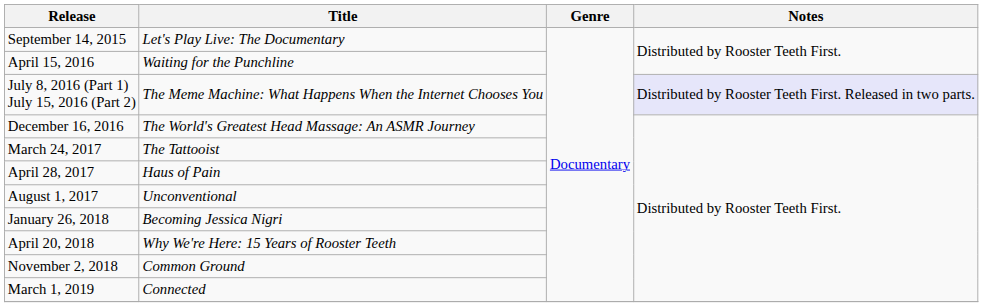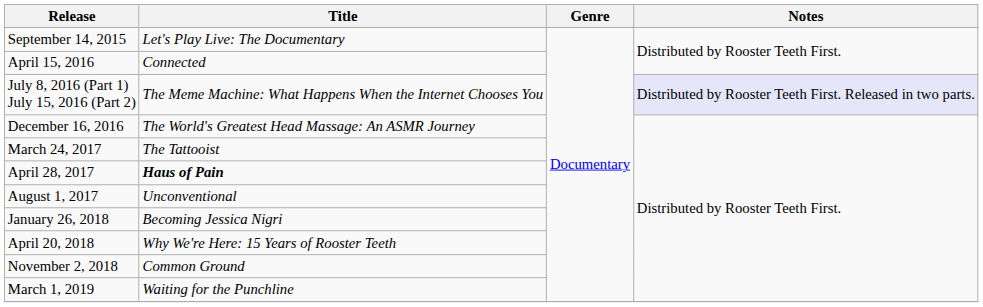(218, 62) Waiting for the Punchline -> (174, 62) Connected
(181, 172) normal -> (183, 172) bold
(174, 289) Connected -> (218, 289) Waiting for the Punchline
